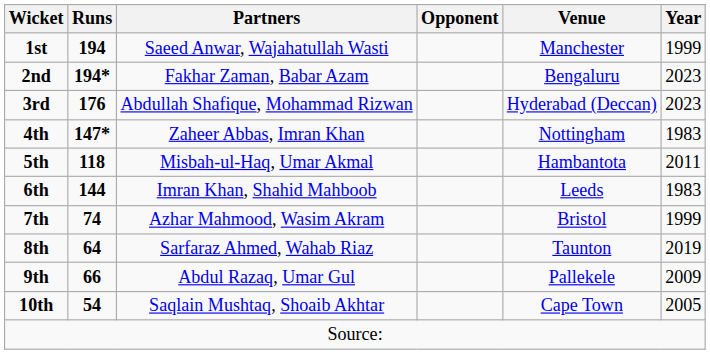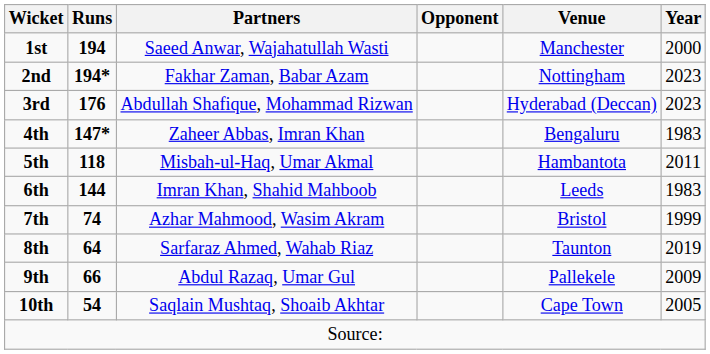(683, 47) 1999 -> (683, 47) 2000
(582, 76) Bengaluru -> (582, 76) Nottingham
(582, 133) Nottingham -> (582, 133) Bengaluru
